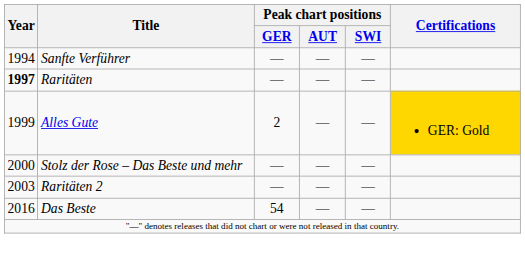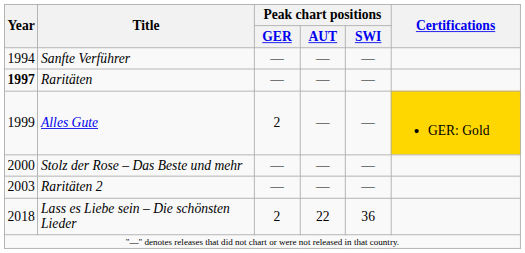- row: (68, 208)
+ row: (135, 216)
